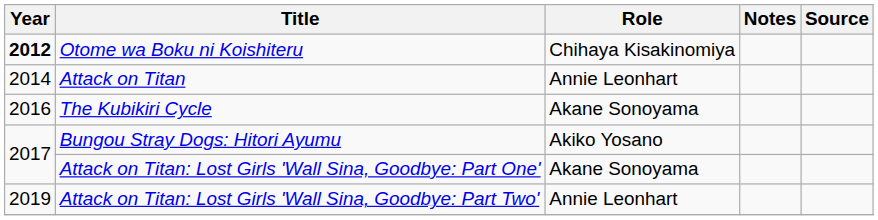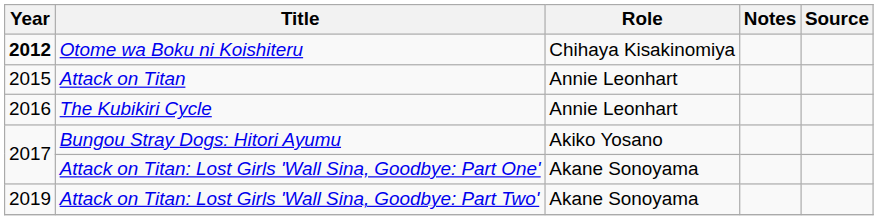(30, 79) 2014 -> (30, 79) 2015
(624, 109) Akane Sonoyama -> (613, 109) Annie Leonhart
(613, 199) Annie Leonhart -> (624, 199) Akane Sonoyama
